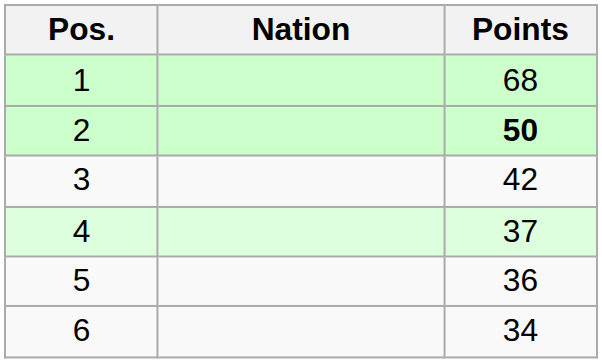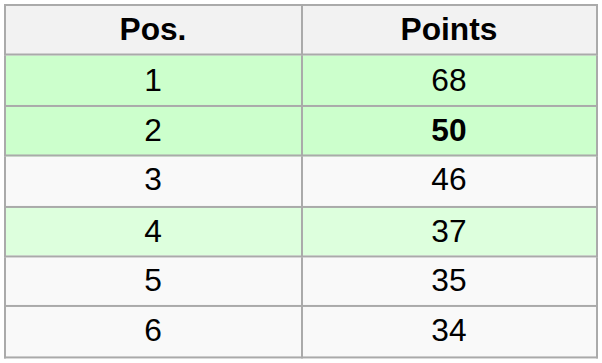- column: (301, 29)
(520, 180) 42 -> (449, 180) 46
(520, 280) 36 -> (449, 280) 35
